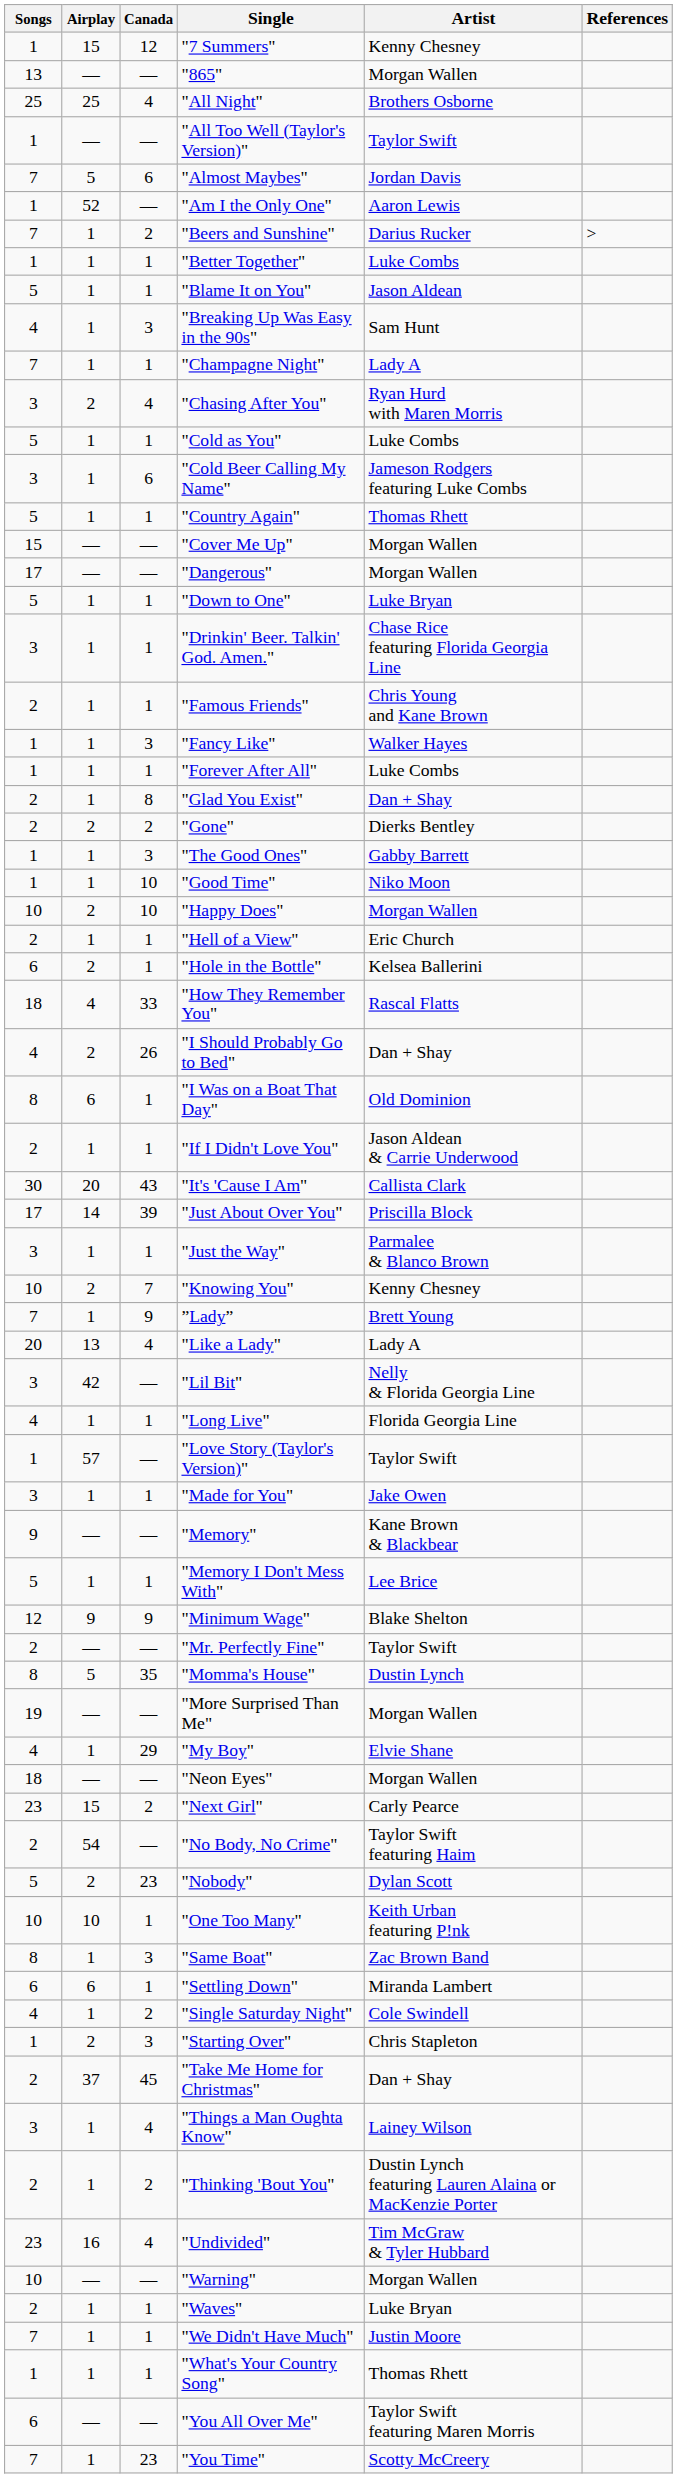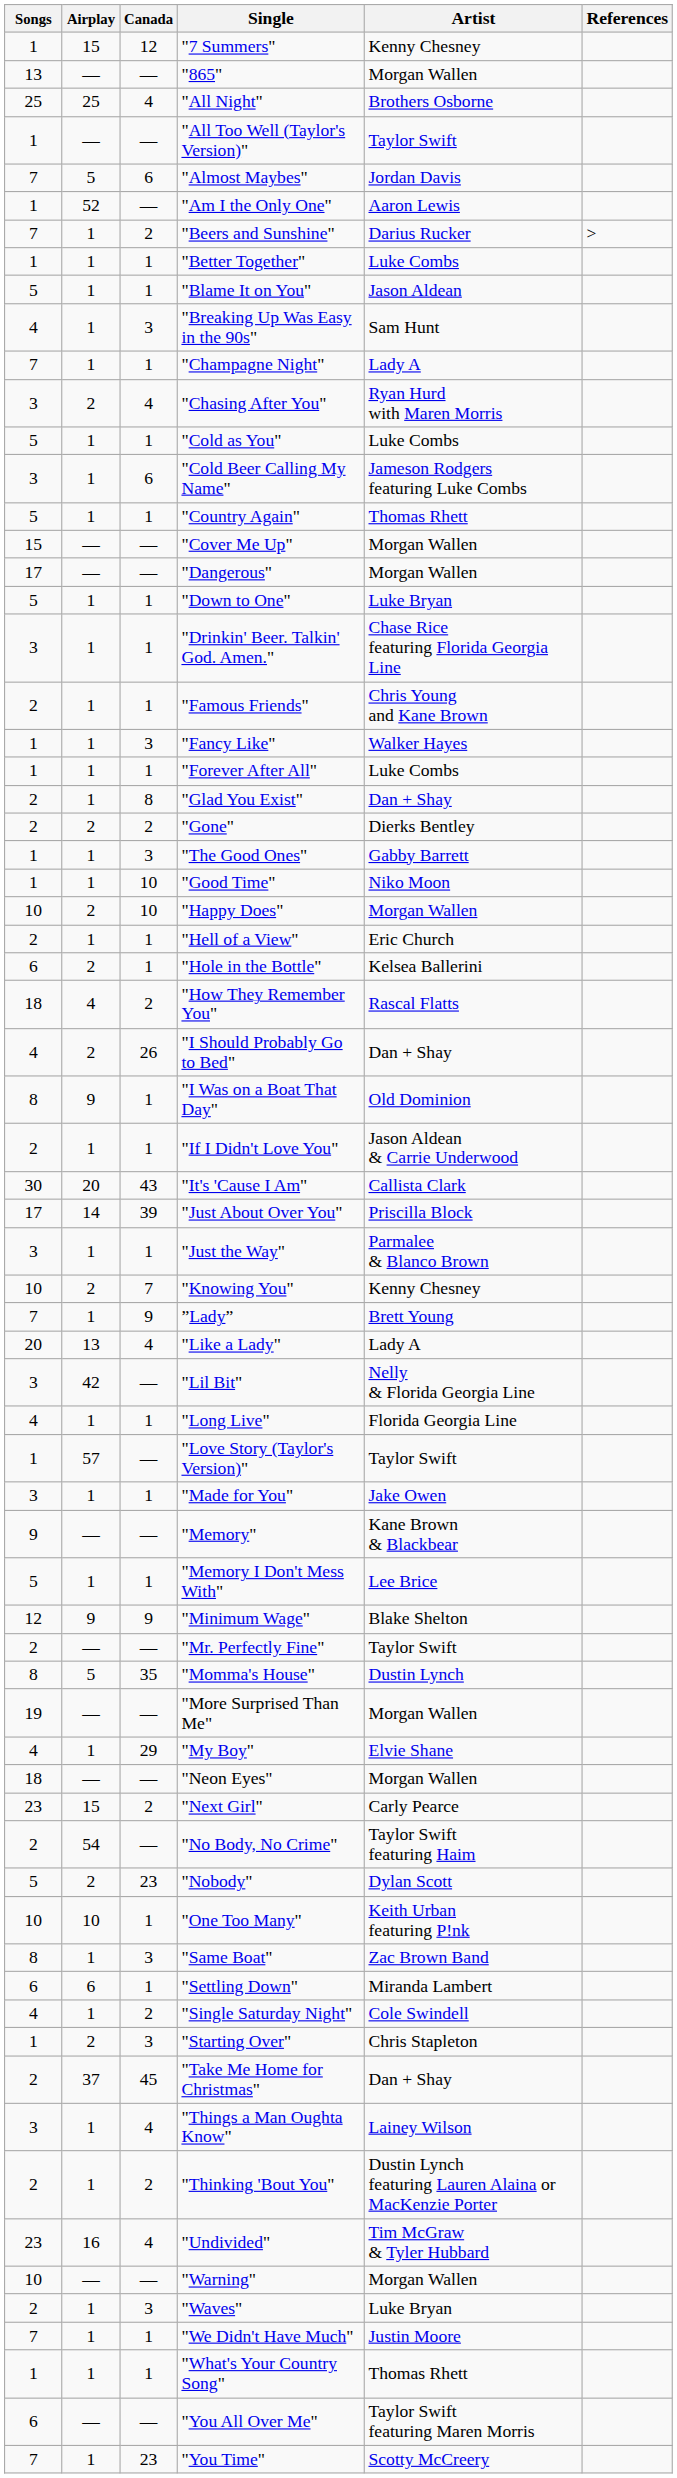(149, 1004) 33 -> (149, 1004) 2
(91, 1099) 6 -> (91, 1099) 9
(149, 2307) 1 -> (149, 2307) 3
